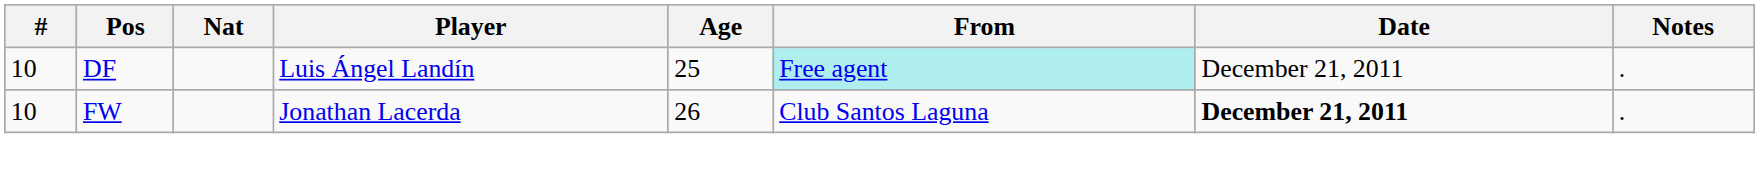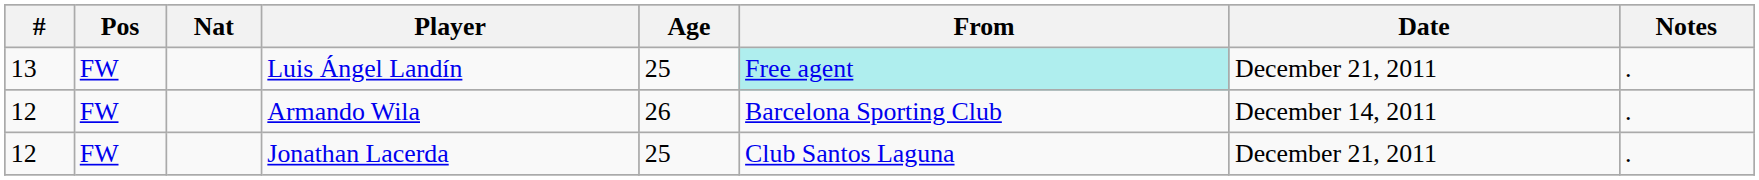(24, 68) 10 -> (24, 68) 13
(100, 68) DF -> (99, 68) FW
+ row: (344, 111)
(24, 111) 10 -> (24, 153) 12
(687, 111) 26 -> (658, 153) 25
(1305, 111) bold -> (1336, 153) normal
